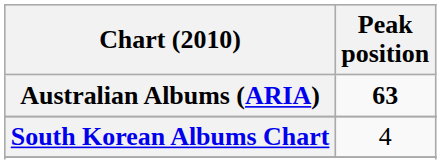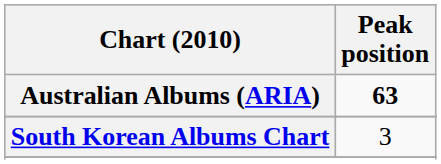(385, 136) 4 -> (385, 136) 3
